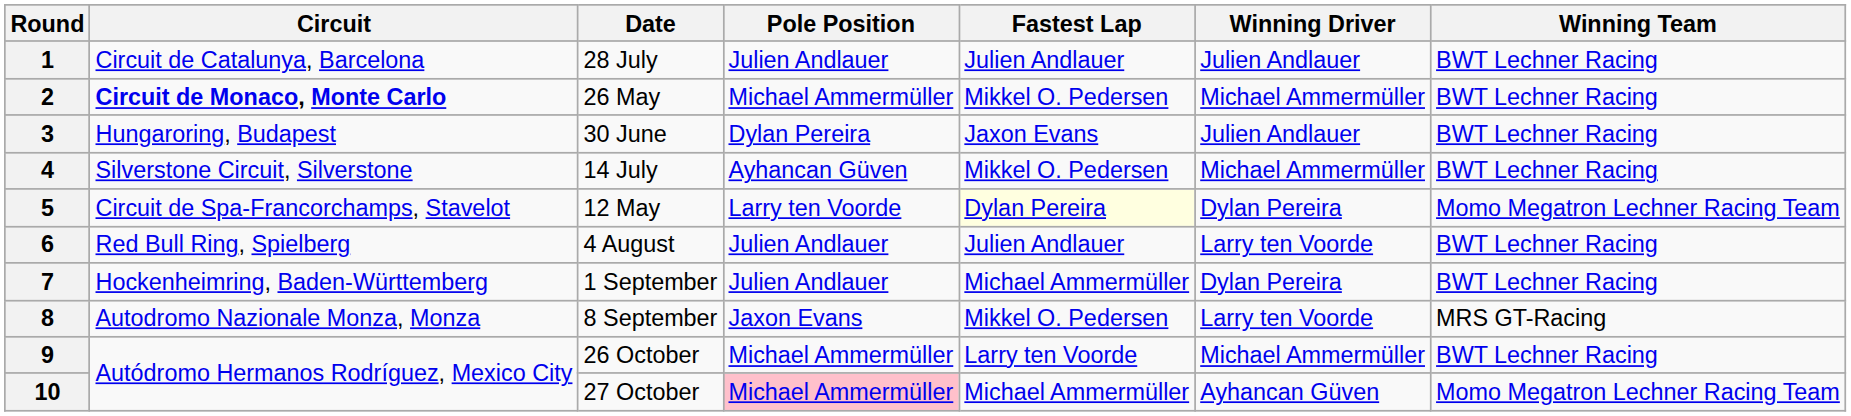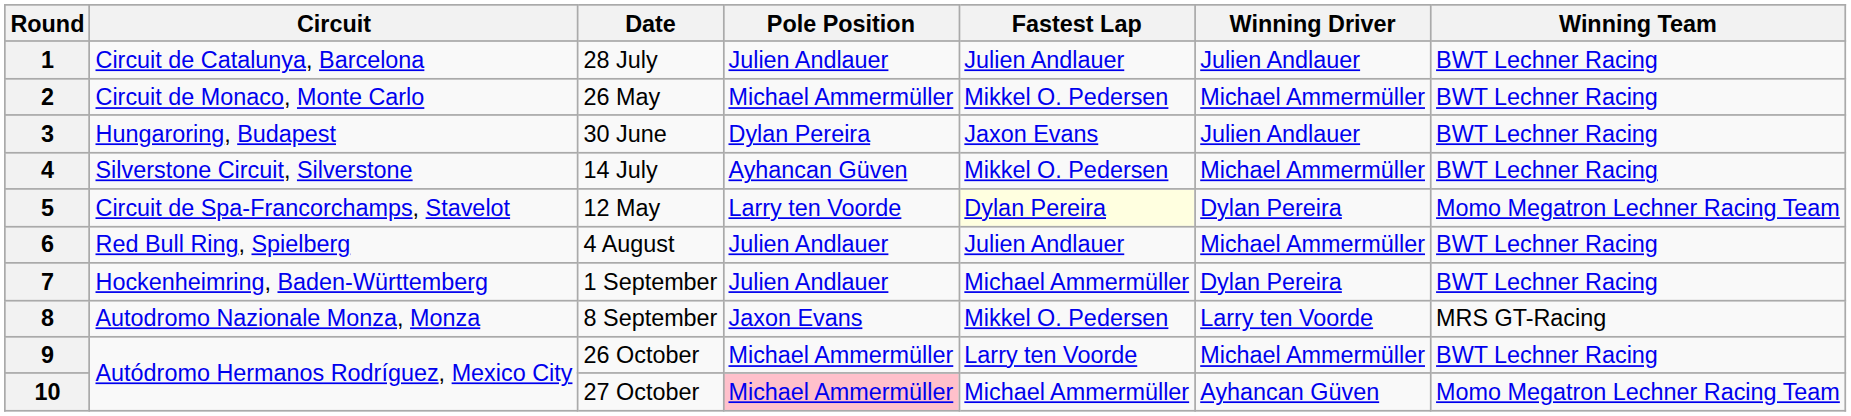(271, 97) bold -> (260, 97) normal
(1287, 244) Larry ten Voorde -> (1313, 244) Michael Ammermüller
